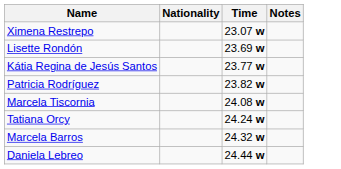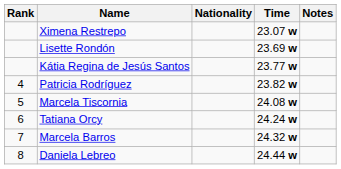+ column: (21, 13)
